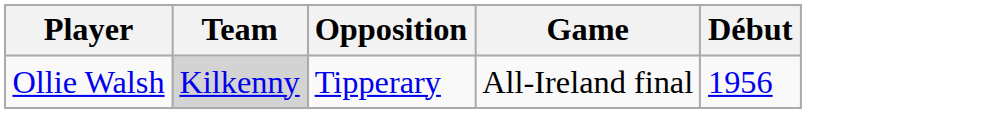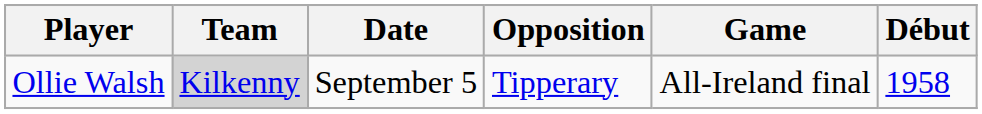+ column: (396, 30)
(740, 81) 1956 -> (918, 81) 1958
